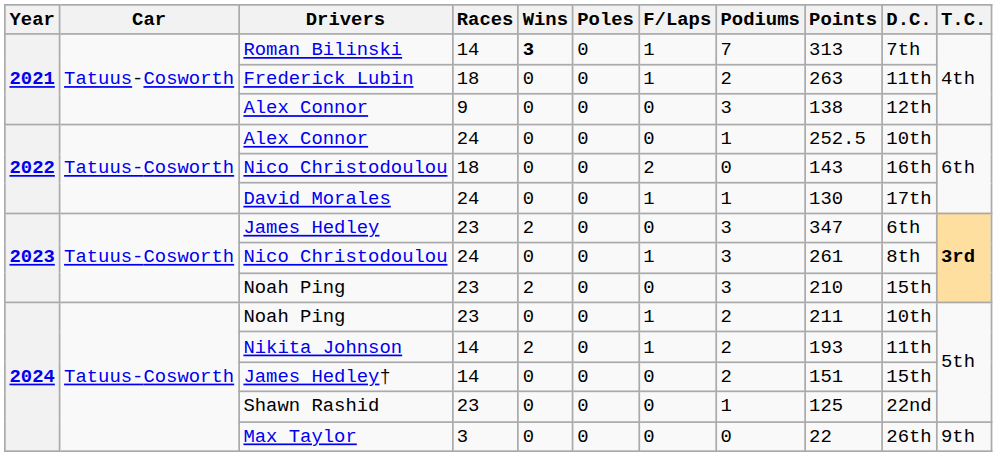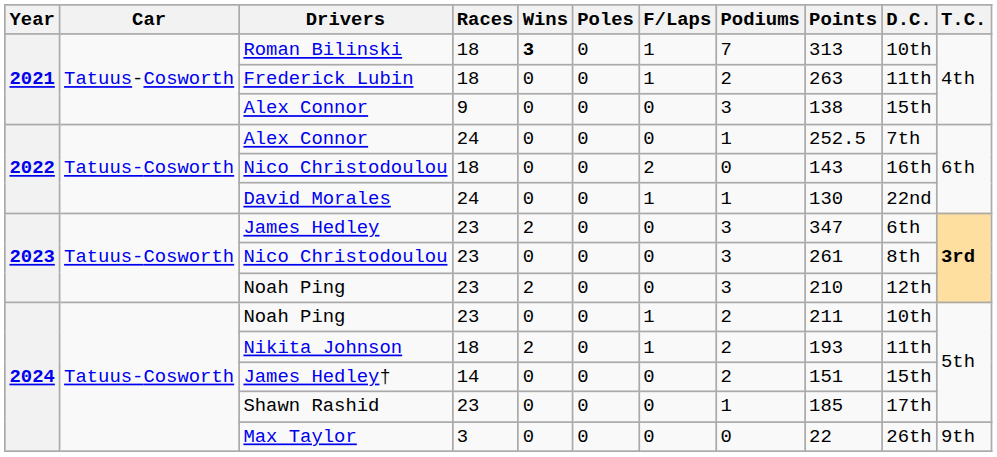(468, 50) 14 -> (468, 50) 18
(903, 50) 7th -> (909, 50) 10th
(909, 109) 12th -> (909, 109) 15th
(909, 139) 10th -> (903, 139) 7th
(909, 198) 17th -> (909, 198) 22nd
(468, 258) 24 -> (468, 258) 23
(649, 258) 1 -> (649, 258) 0
(909, 288) 15th -> (909, 288) 12th
(468, 347) 14 -> (468, 347) 18
(826, 407) 125 -> (826, 407) 185
(909, 407) 22nd -> (909, 407) 17th
